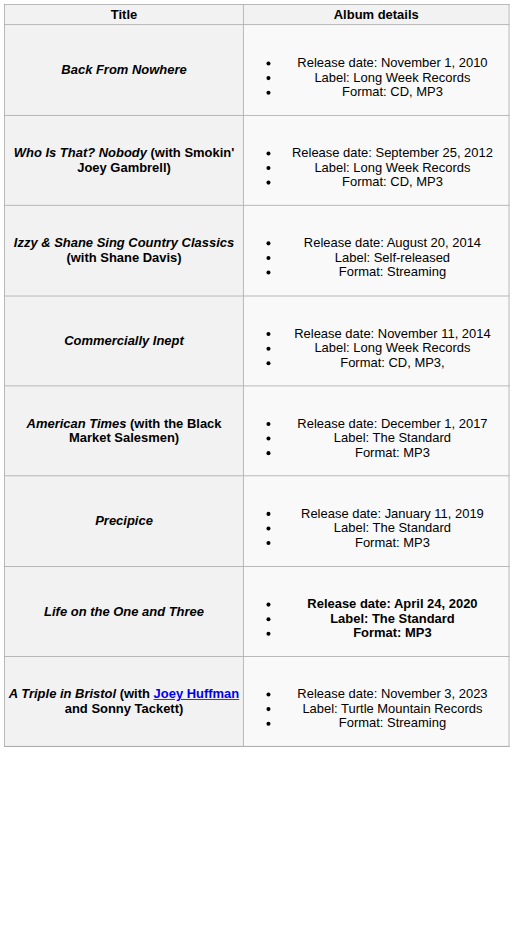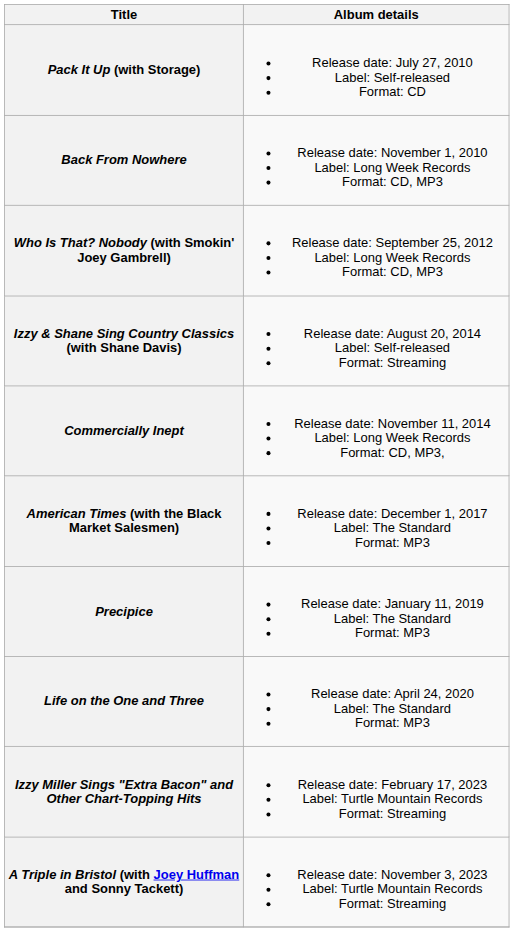+ row: (124, 70)
(376, 619) bold -> (376, 709) normal
+ row: (124, 791)
